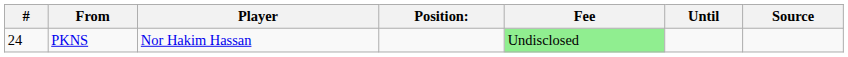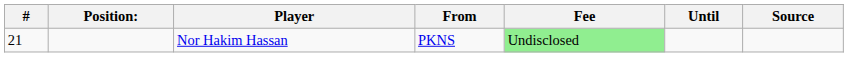columns swapped: (441, 16) <-> (93, 16)
(15, 40) 24 -> (15, 40) 21
